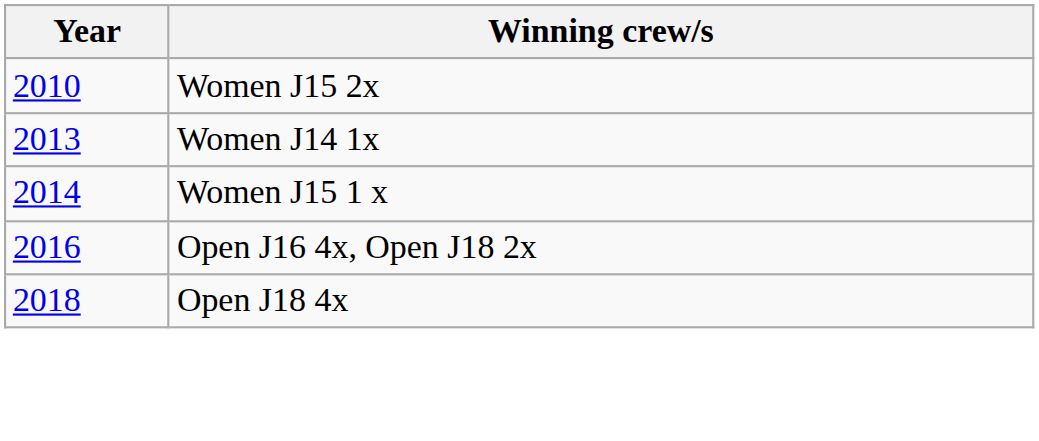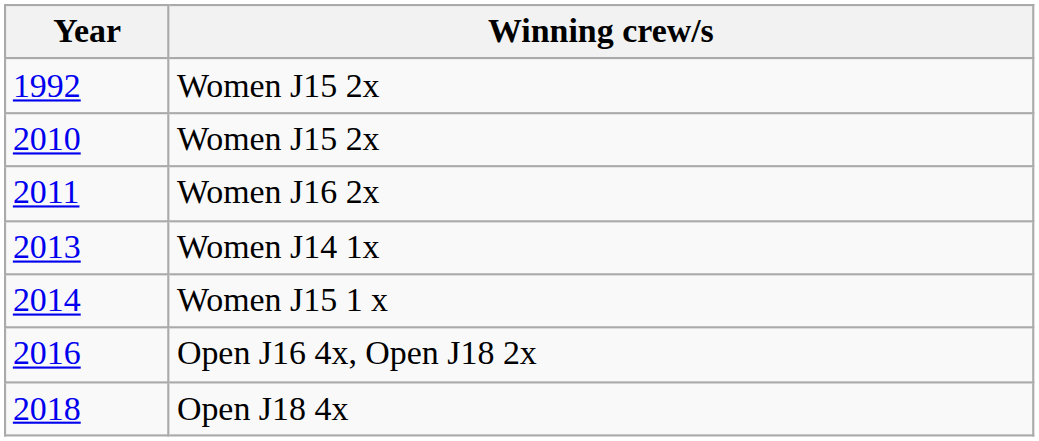+ row: (47, 85)
+ row: (46, 192)
